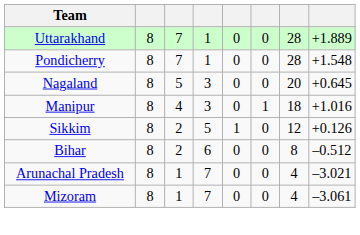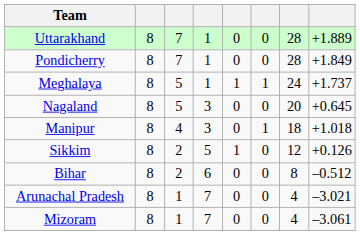(332, 60) +1.548 -> (332, 60) +1.849
+ row: (70, 83)
(332, 106) +1.016 -> (332, 128) +1.018
